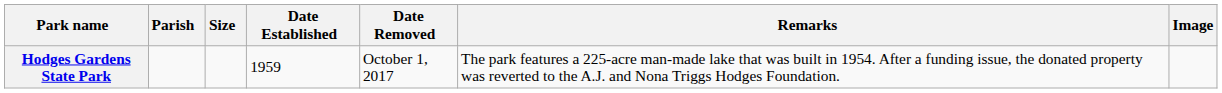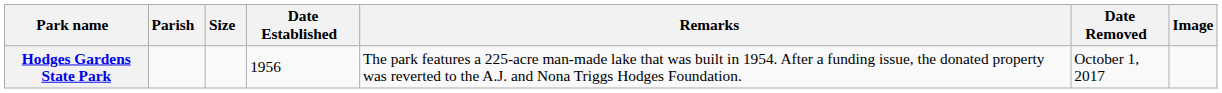columns swapped: (408, 25) <-> (813, 25)
(266, 66) 1959 -> (266, 66) 1956
